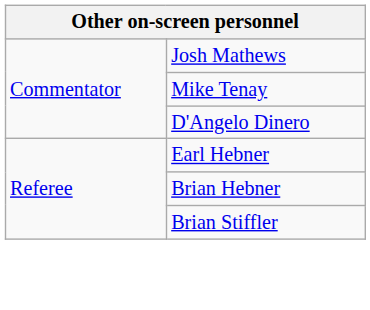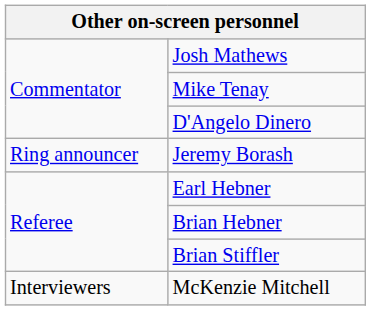+ row: (233, 155)
+ row: (251, 288)
